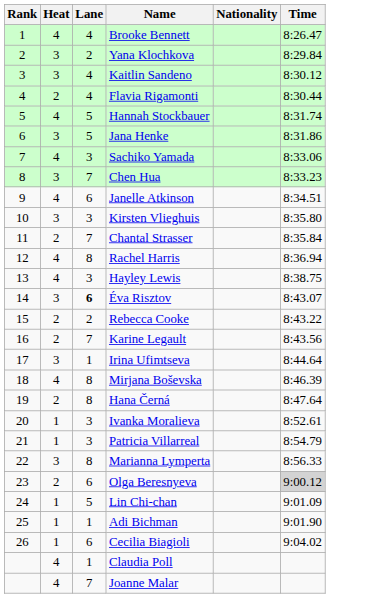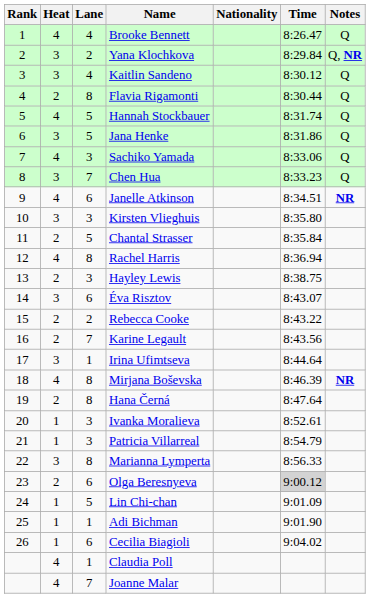+ column: (345, 14)
(89, 95) 4 -> (89, 95) 8
(89, 237) 7 -> (89, 237) 5
(56, 278) 4 -> (56, 278) 2
(89, 298) bold -> (89, 298) normal
